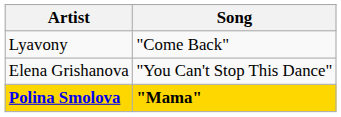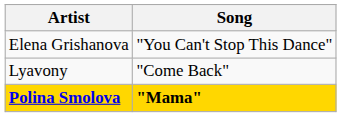rows swapped: (69, 71) <-> (38, 44)
